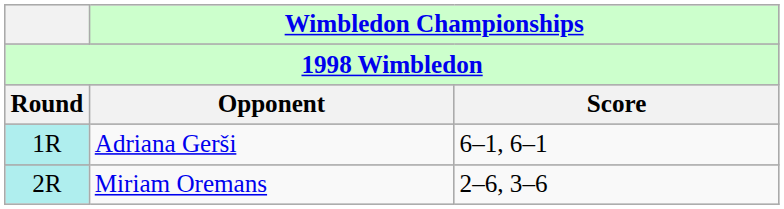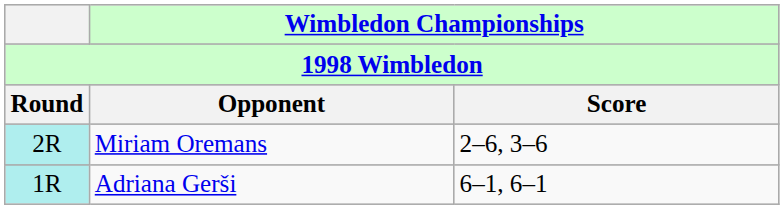rows swapped: (166, 143) <-> (181, 183)
